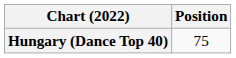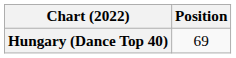(201, 40) 75 -> (201, 40) 69
